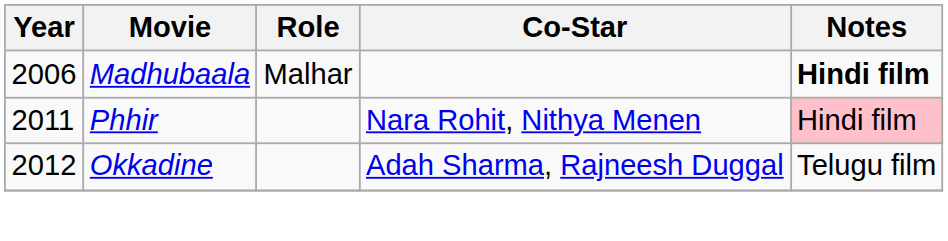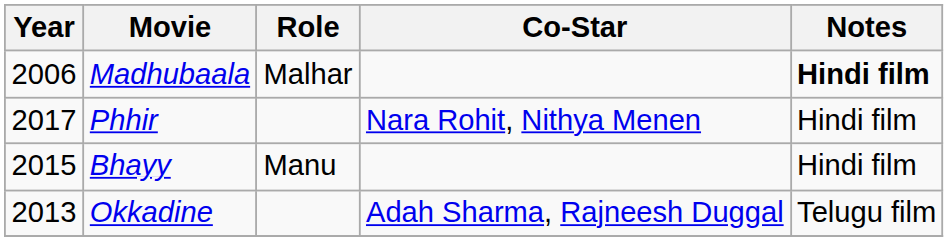(43, 119) 2011 -> (44, 119) 2017
(857, 119) pink background -> (857, 119) no background
+ row: (130, 166)
(44, 166) 2012 -> (44, 212) 2013
